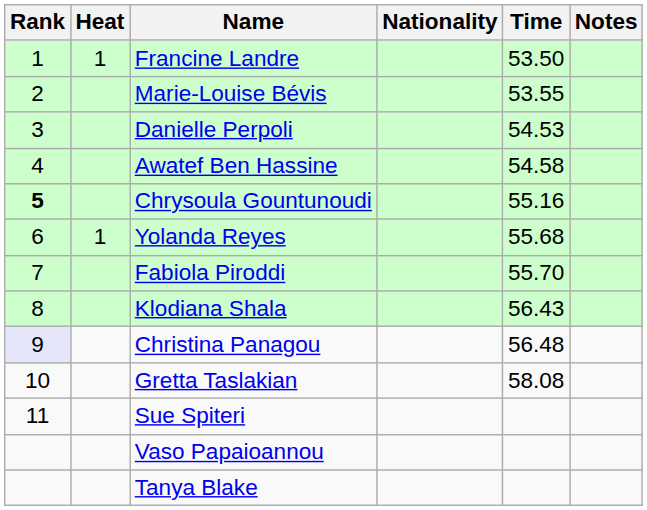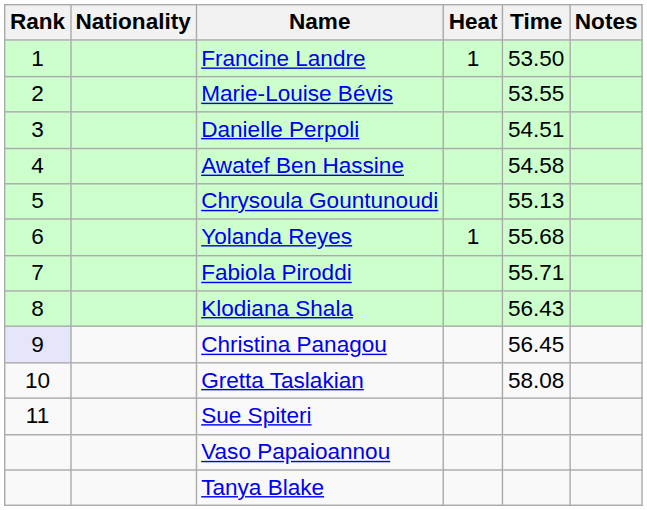columns swapped: (100, 22) <-> (440, 22)
(536, 129) 54.53 -> (536, 129) 54.51
(37, 201) bold -> (37, 201) normal
(536, 201) 55.16 -> (536, 201) 55.13
(536, 272) 55.70 -> (536, 272) 55.71
(536, 344) 56.48 -> (536, 344) 56.45
